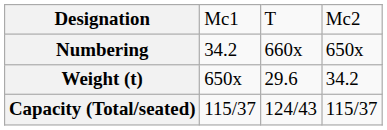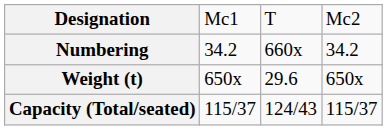(345, 49) 650x -> (342, 49) 34.2
(342, 79) 34.2 -> (345, 79) 650x
